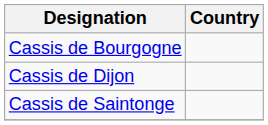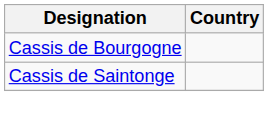- row: (72, 76)
